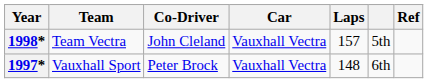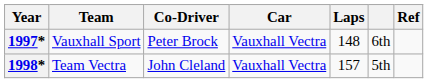rows swapped: (27, 66) <-> (27, 41)
